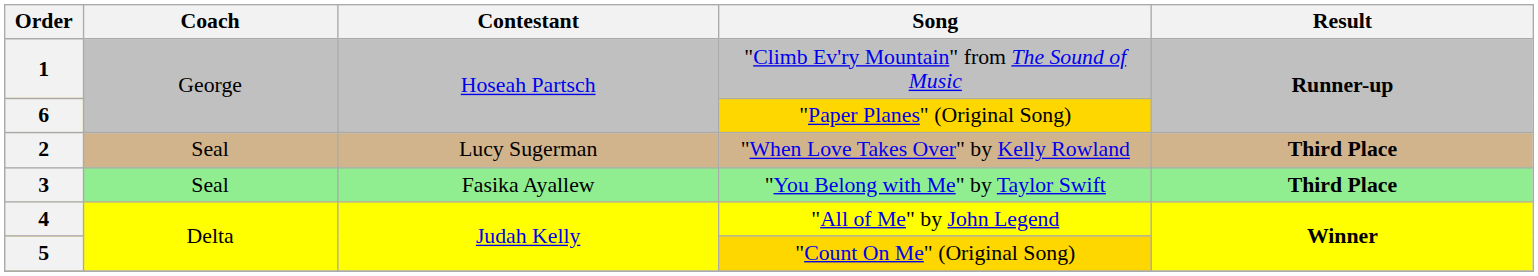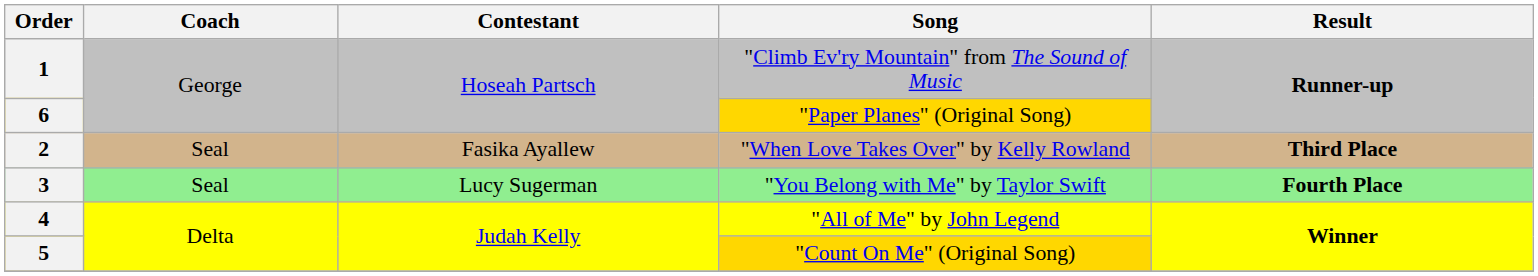(528, 149) Lucy Sugerman -> (528, 149) Fasika Ayallew
(528, 184) Fasika Ayallew -> (528, 184) Lucy Sugerman
(1342, 184) Third Place -> (1342, 184) Fourth Place
